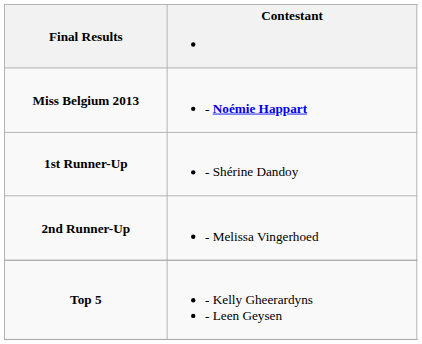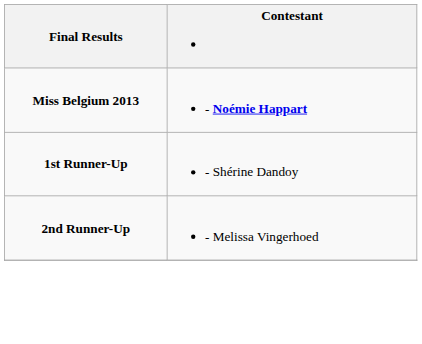- row: (86, 300)
